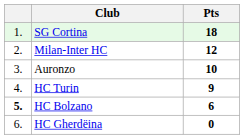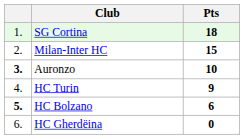(211, 50) 12 -> (211, 50) 15
(18, 69) normal -> (18, 69) bold
